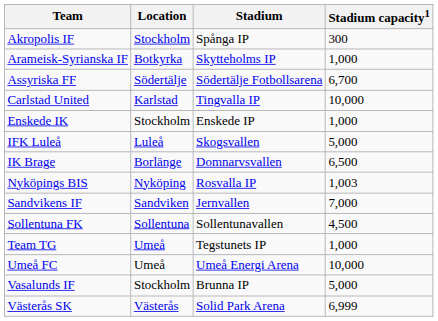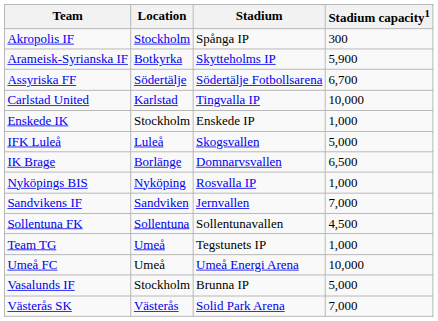(343, 59) 1,000 -> (343, 59) 5,900
(343, 182) 1,003 -> (343, 182) 1,000
(343, 306) 6,999 -> (343, 306) 7,000
